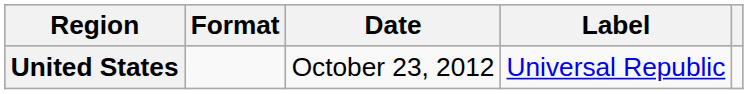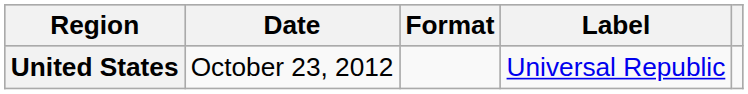columns swapped: (393, 25) <-> (235, 25)
